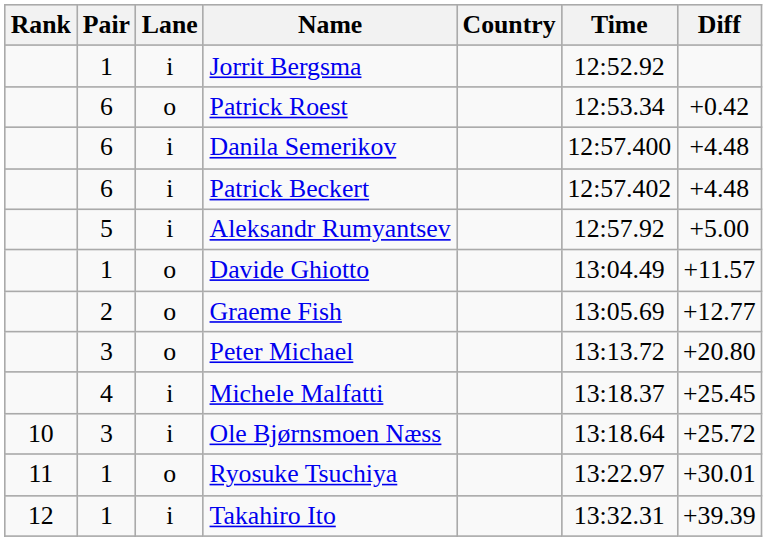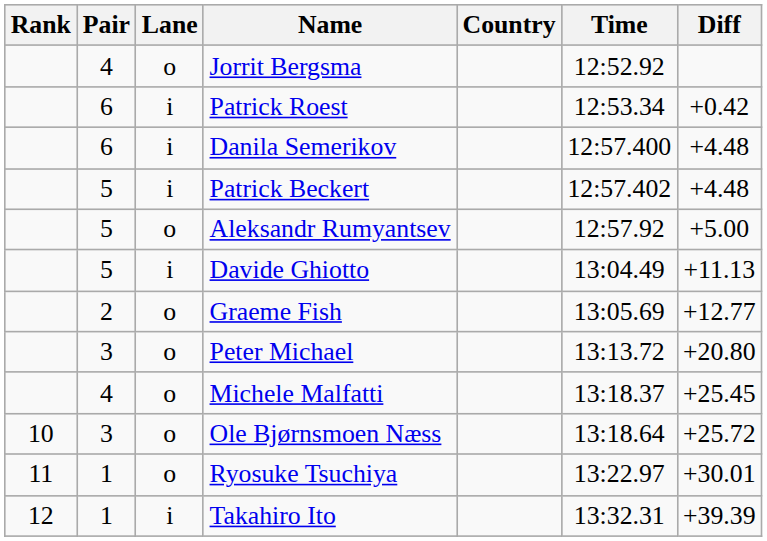(106, 65) 1 -> (106, 65) 4
(170, 65) i -> (170, 65) o
(170, 106) o -> (170, 106) i
(106, 188) 6 -> (106, 188) 5
(170, 229) i -> (170, 229) o
(106, 270) 1 -> (106, 270) 5
(170, 270) o -> (170, 270) i
(719, 270) +11.57 -> (719, 270) +11.13
(170, 392) i -> (170, 392) o
(170, 433) i -> (170, 433) o
